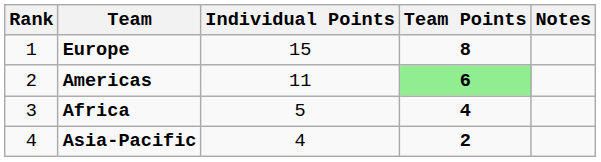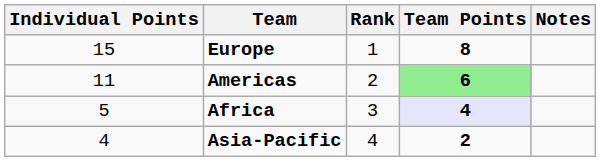columns swapped: (31, 20) <-> (300, 20)
(465, 111) no background -> (465, 111) lavender background
